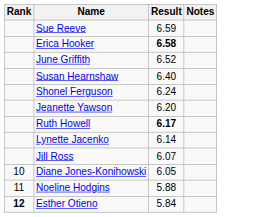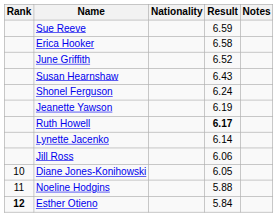+ column: (177, 12)
(166, 44) bold -> (223, 44) normal
(166, 76) 6.40 -> (223, 76) 6.43
(166, 108) 6.20 -> (223, 108) 6.19
(166, 156) 6.07 -> (223, 156) 6.06
